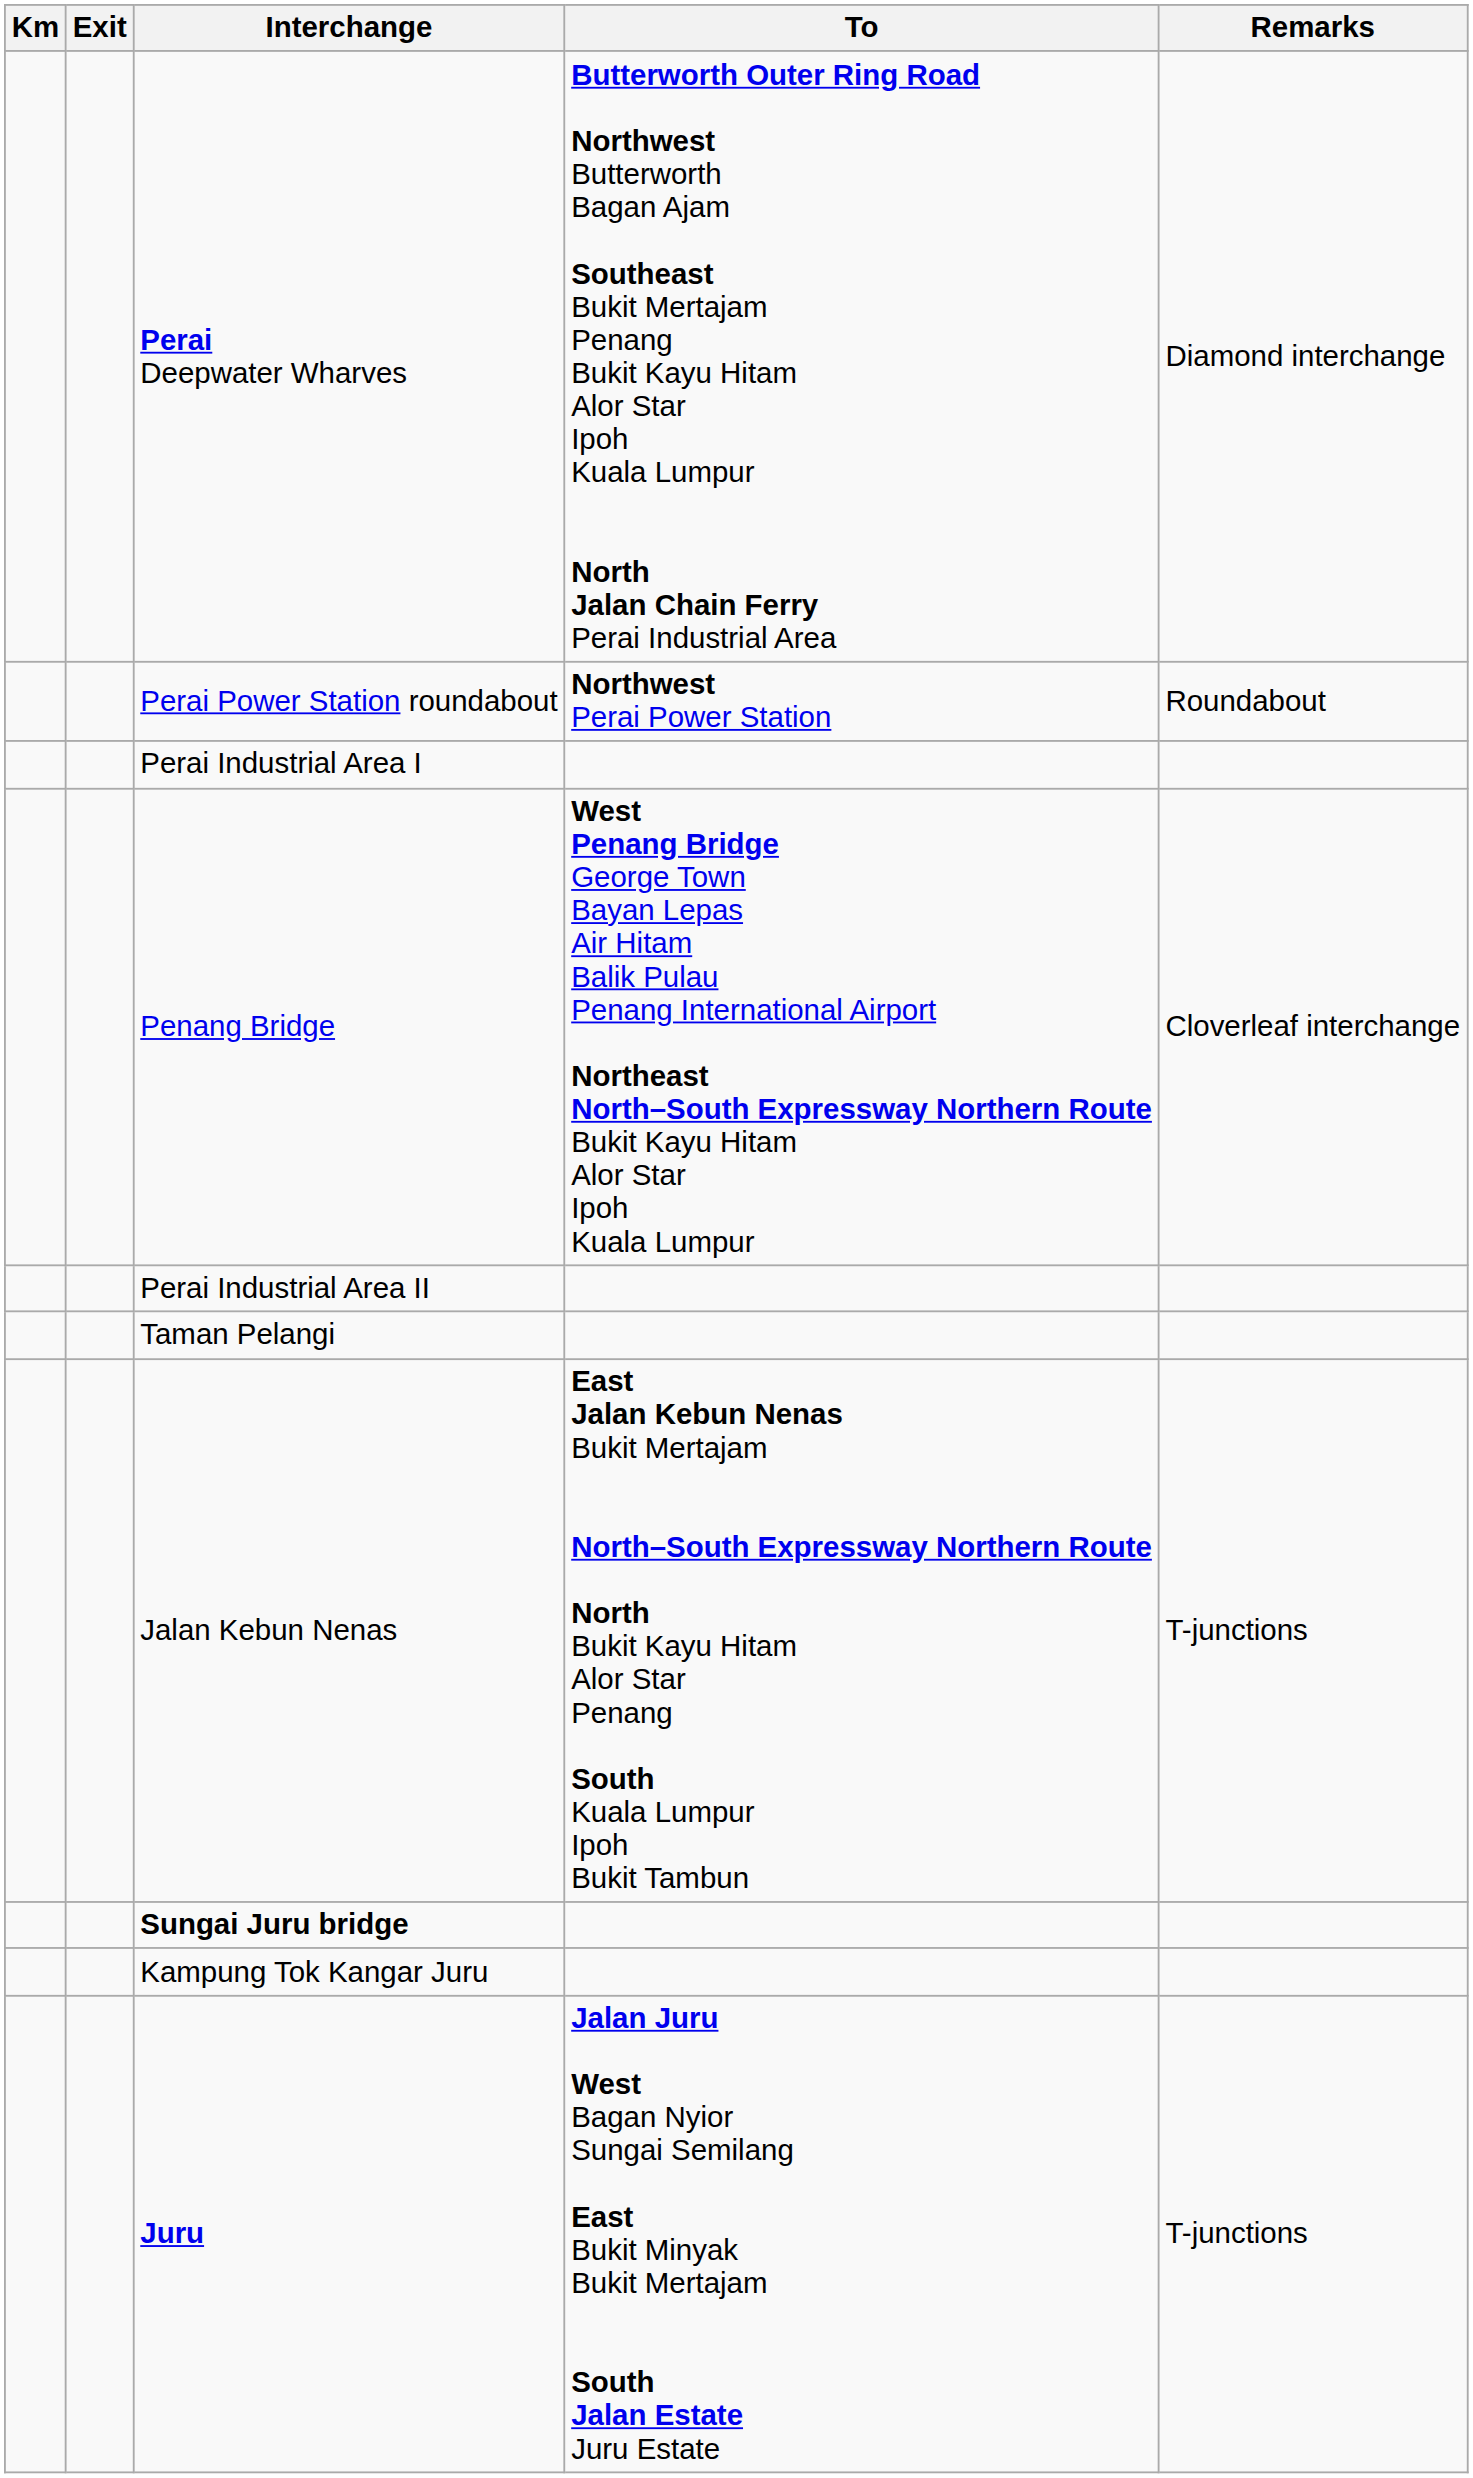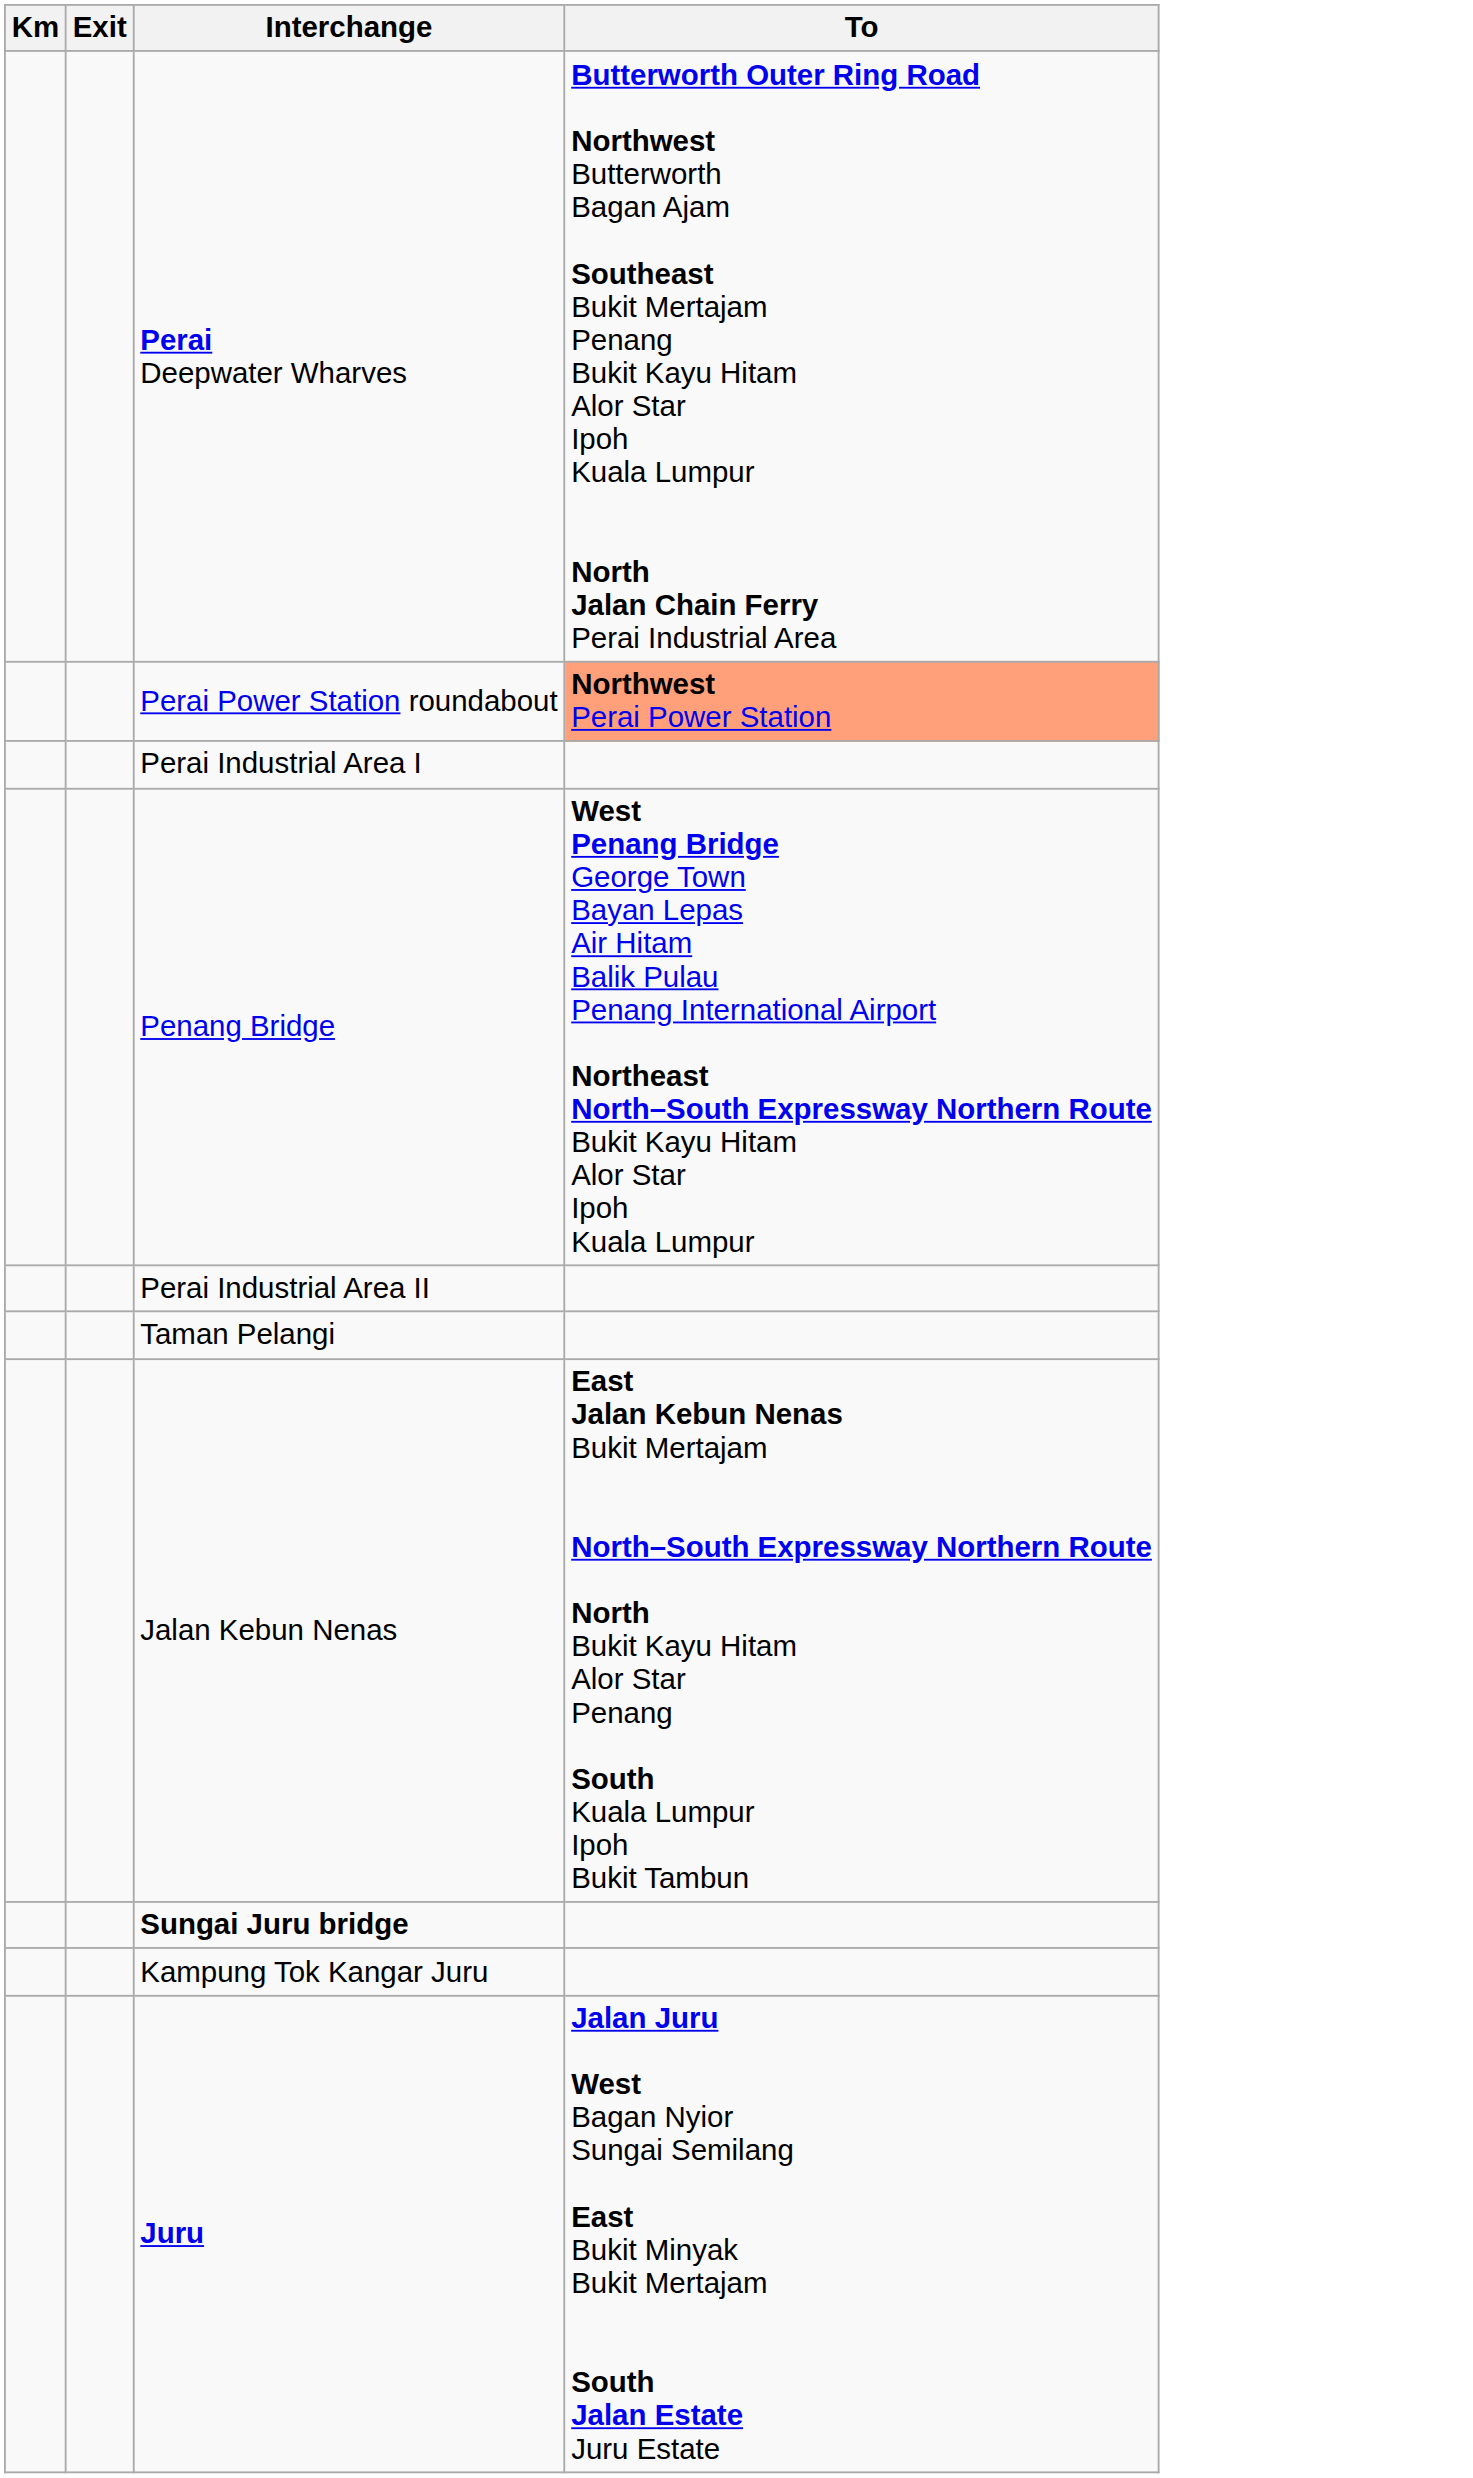- column: (1313, 27)
(701, 700) no background -> (701, 700) lightsalmon background
